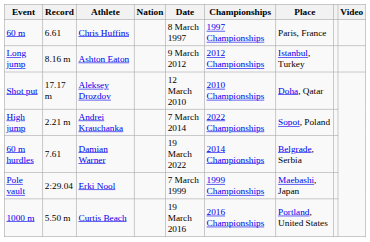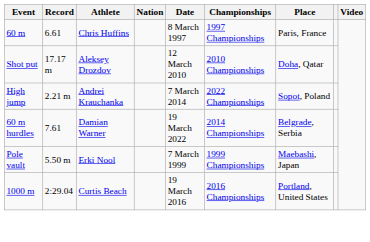- row: (16, 59)
(59, 186) 2:29.04 -> (58, 160) 5.50 m
(58, 218) 5.50 m -> (59, 191) 2:29.04
